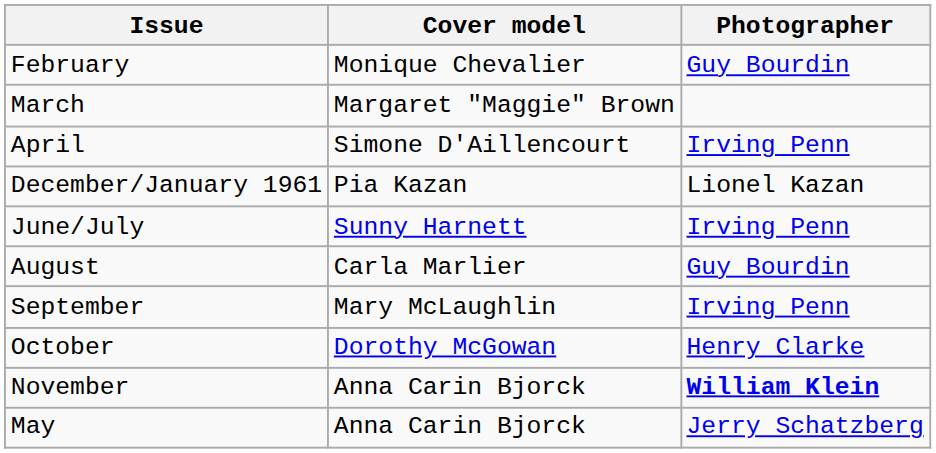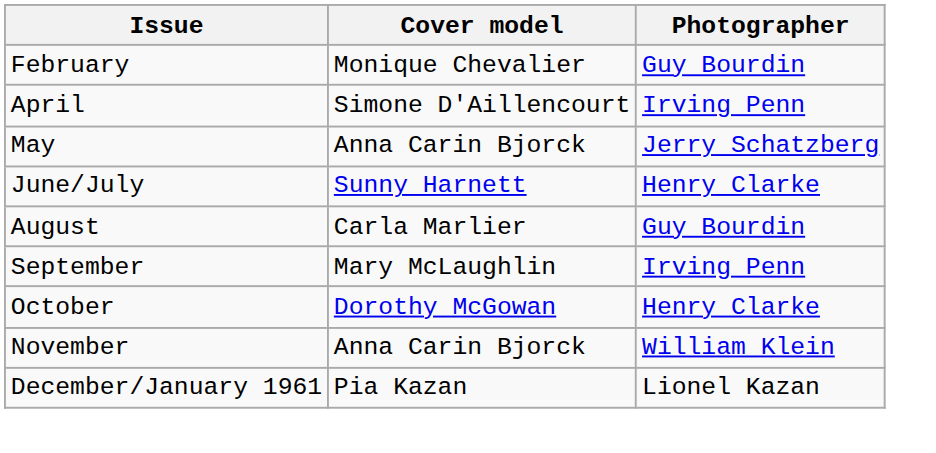- row: (48, 106)
rows swapped: (33, 428) <-> (166, 186)
(768, 226) Irving Penn -> (731, 186) Henry Clarke
(783, 387) bold -> (738, 347) normal
